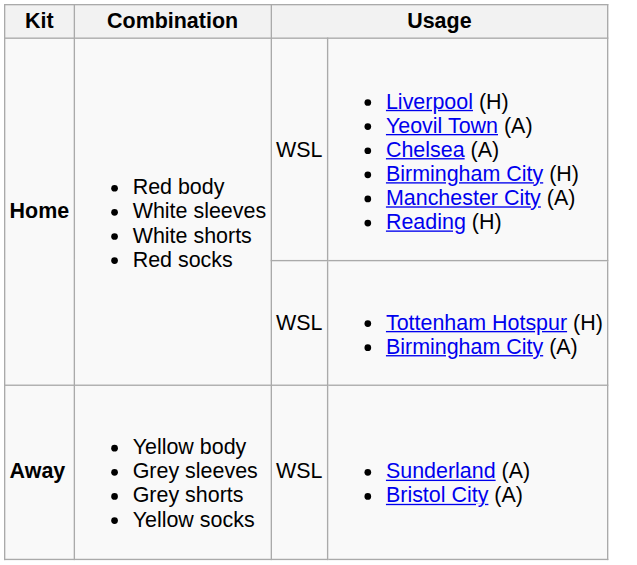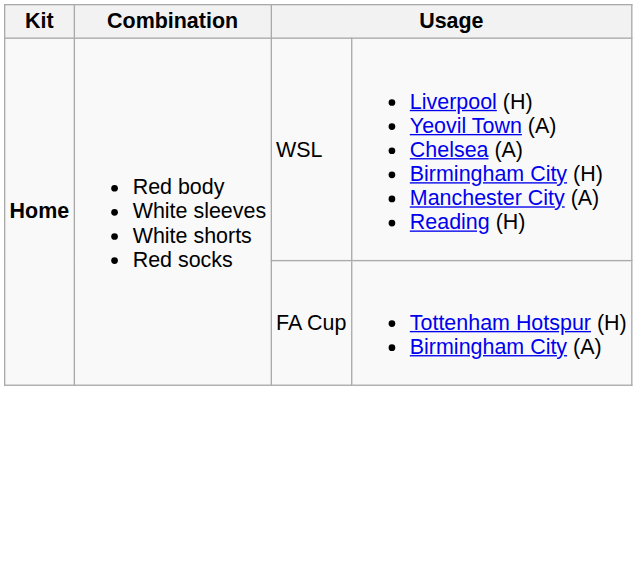(299, 322) WSL -> (311, 322) FA Cup
- row: (468, 484)
